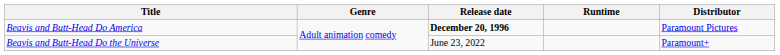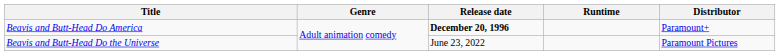(699, 27) Paramount Pictures -> (685, 27) Paramount+
(685, 43) Paramount+ -> (699, 43) Paramount Pictures
